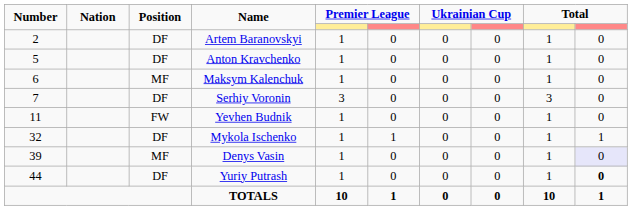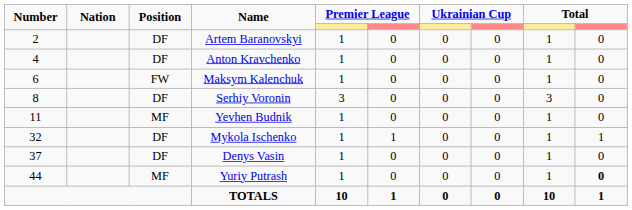(36, 59) 5 -> (36, 59) 4
(160, 78) MF -> (160, 78) FW
(36, 98) 7 -> (36, 98) 8
(160, 117) FW -> (160, 117) MF
(36, 156) 39 -> (36, 156) 37
(160, 156) MF -> (160, 156) DF
(601, 156) lavender background -> (601, 156) no background
(160, 176) DF -> (160, 176) MF
